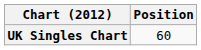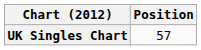(164, 35) 60 -> (164, 35) 57
